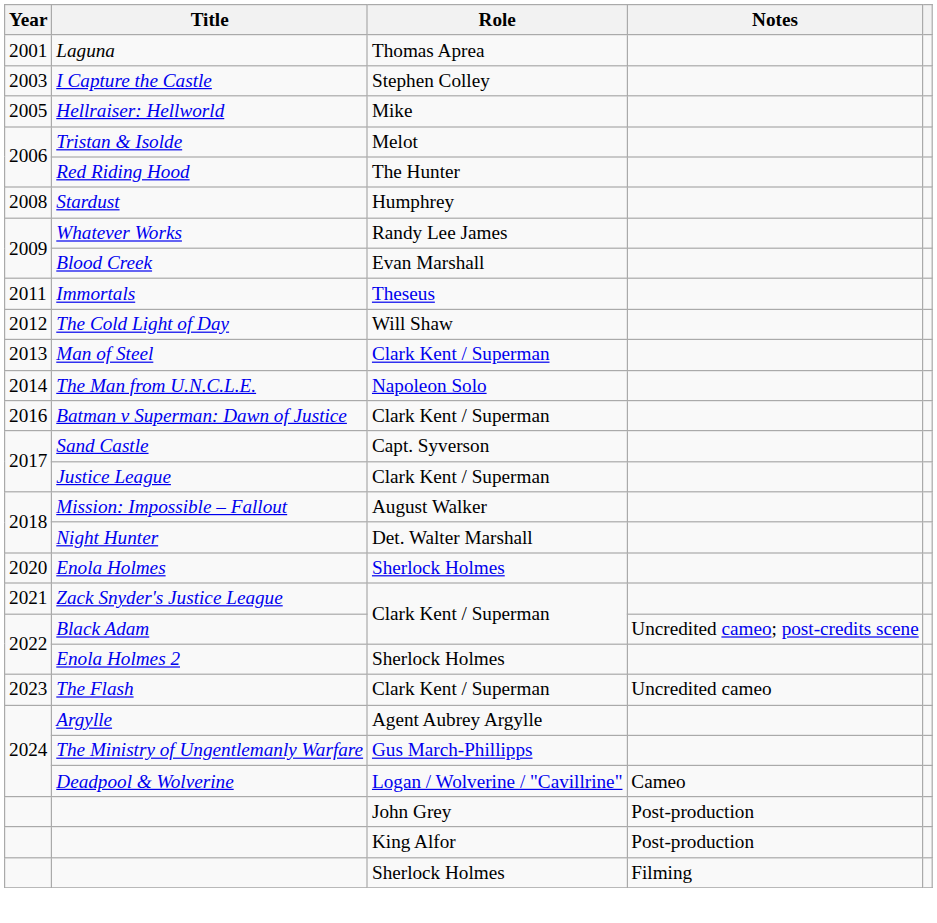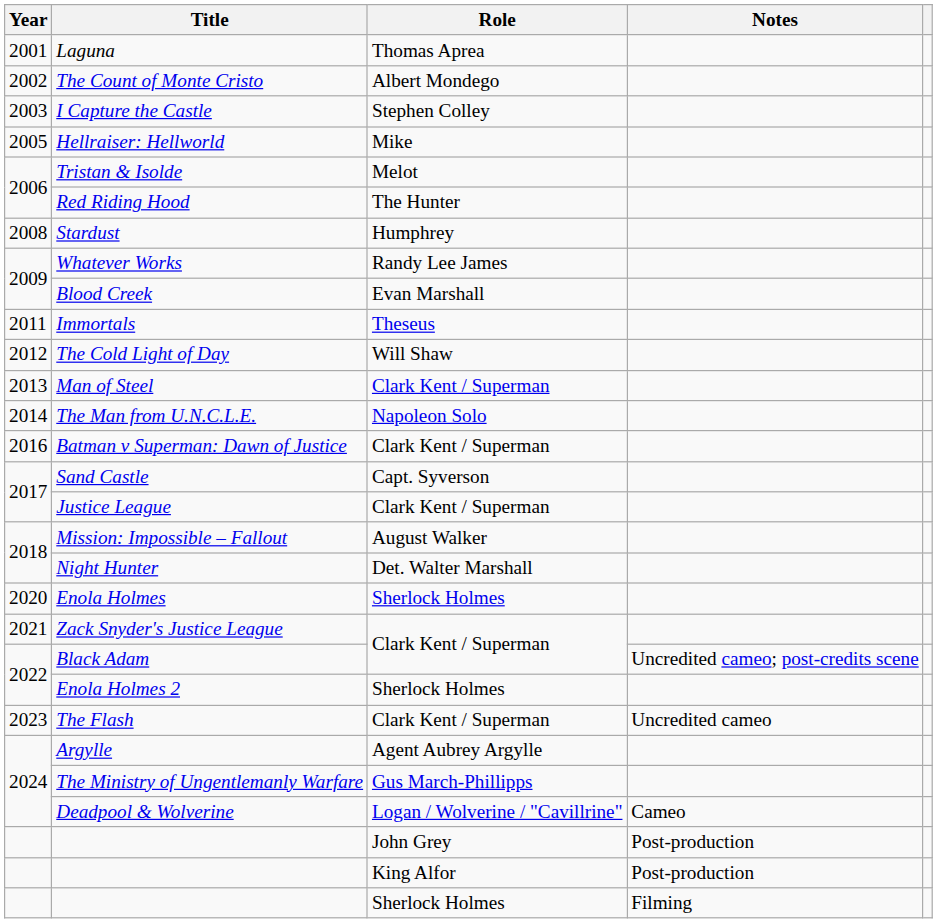+ row: (160, 80)
